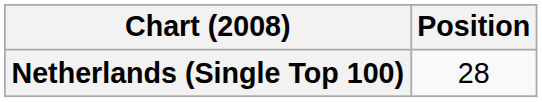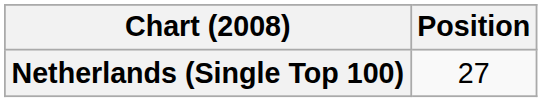(474, 72) 28 -> (474, 72) 27
